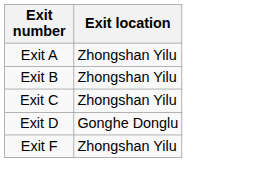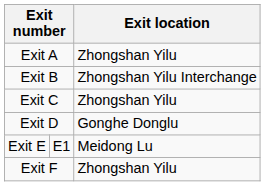(127, 77) Zhongshan Yilu -> (167, 77) Zhongshan Yilu Interchange
+ row: (27, 146)
